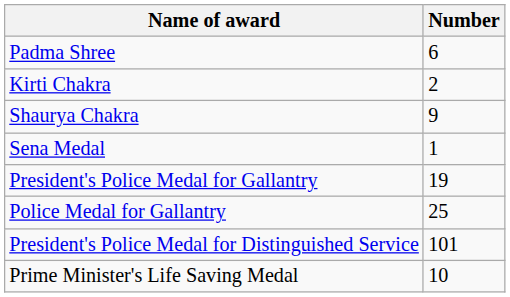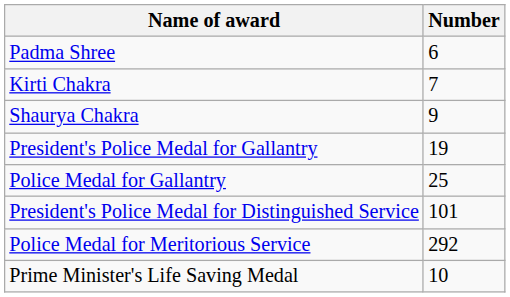(433, 84) 2 -> (433, 84) 7
- row: (57, 148)
+ row: (160, 244)
